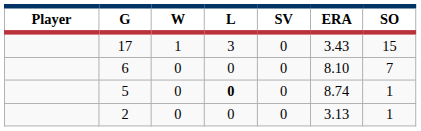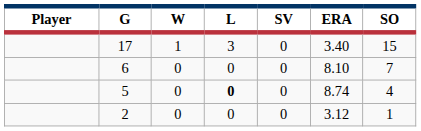(337, 45) 3.43 -> (337, 45) 3.40
(390, 91) 1 -> (390, 91) 4
(337, 114) 3.13 -> (337, 114) 3.12
